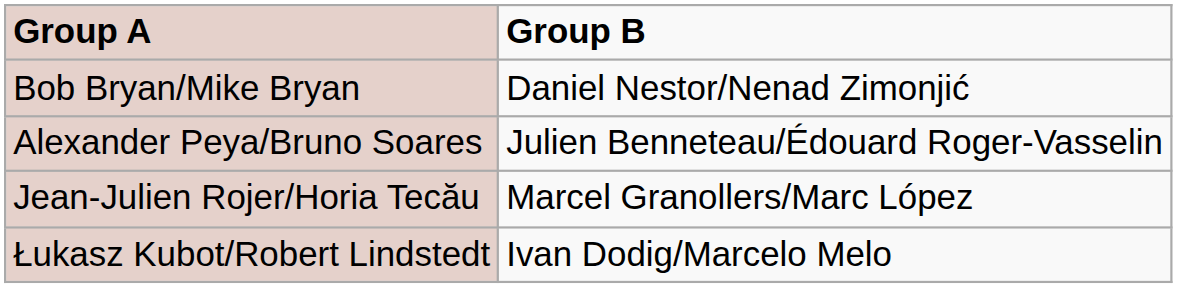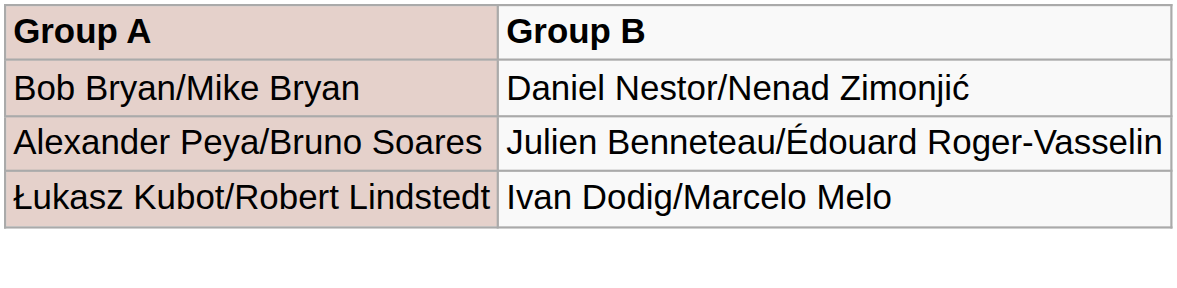- row: (246, 198)
